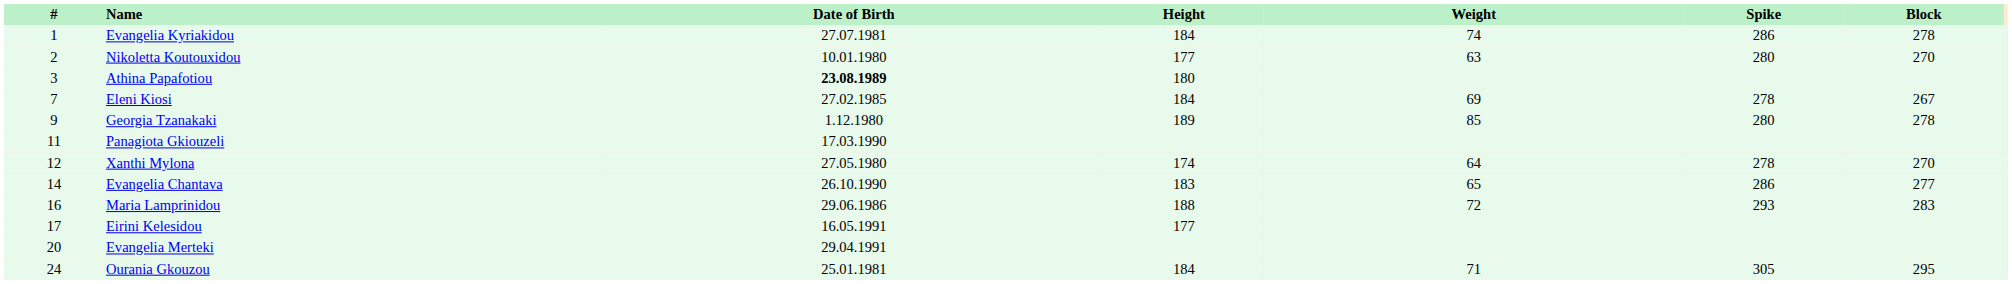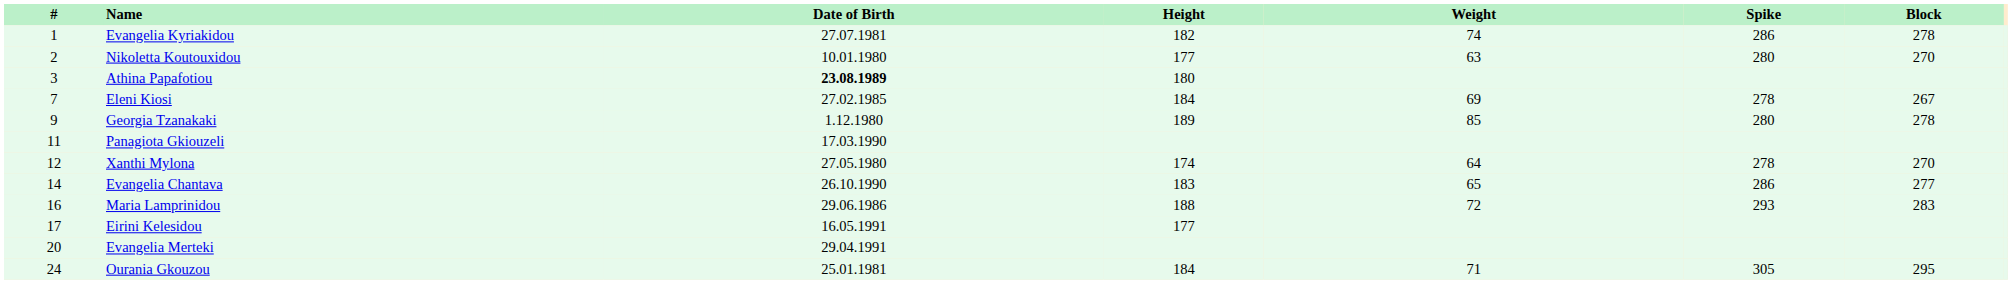(1184, 35) 184 -> (1184, 35) 182
